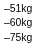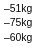rows swapped: (18, 23) <-> (18, 37)
